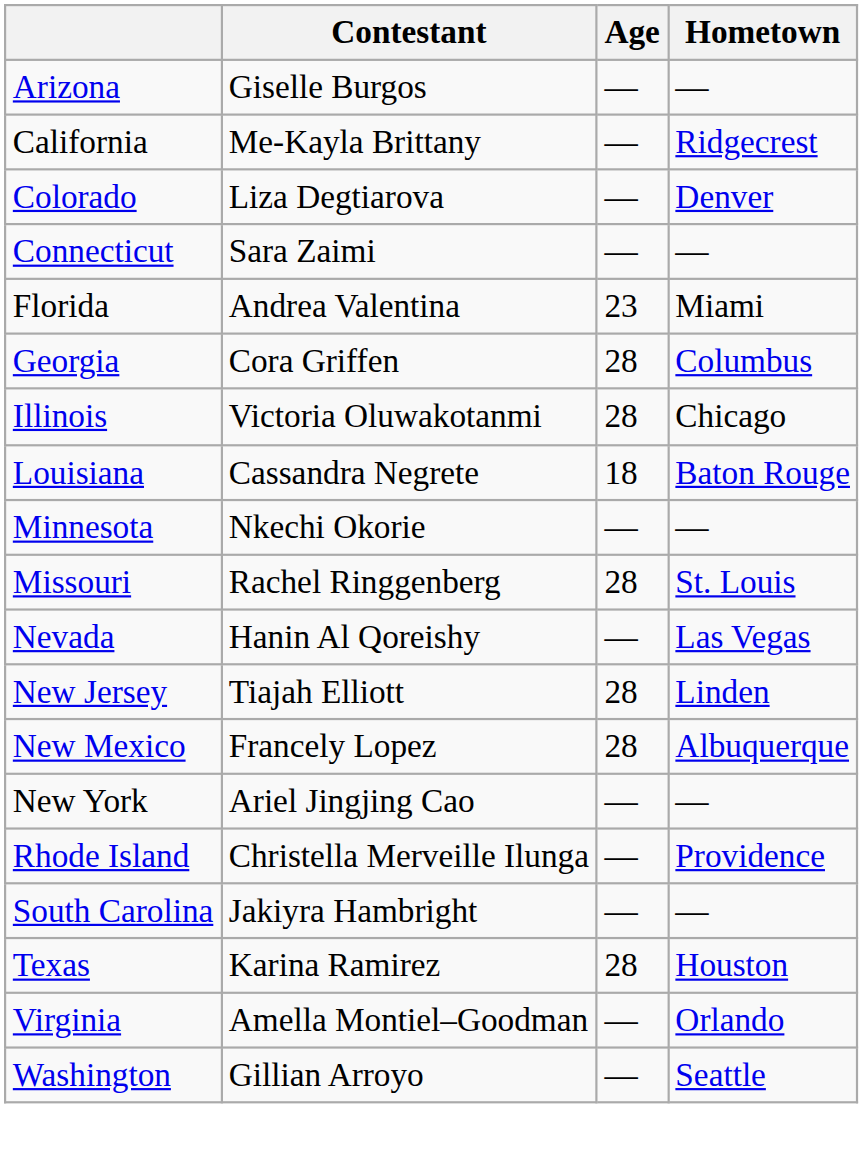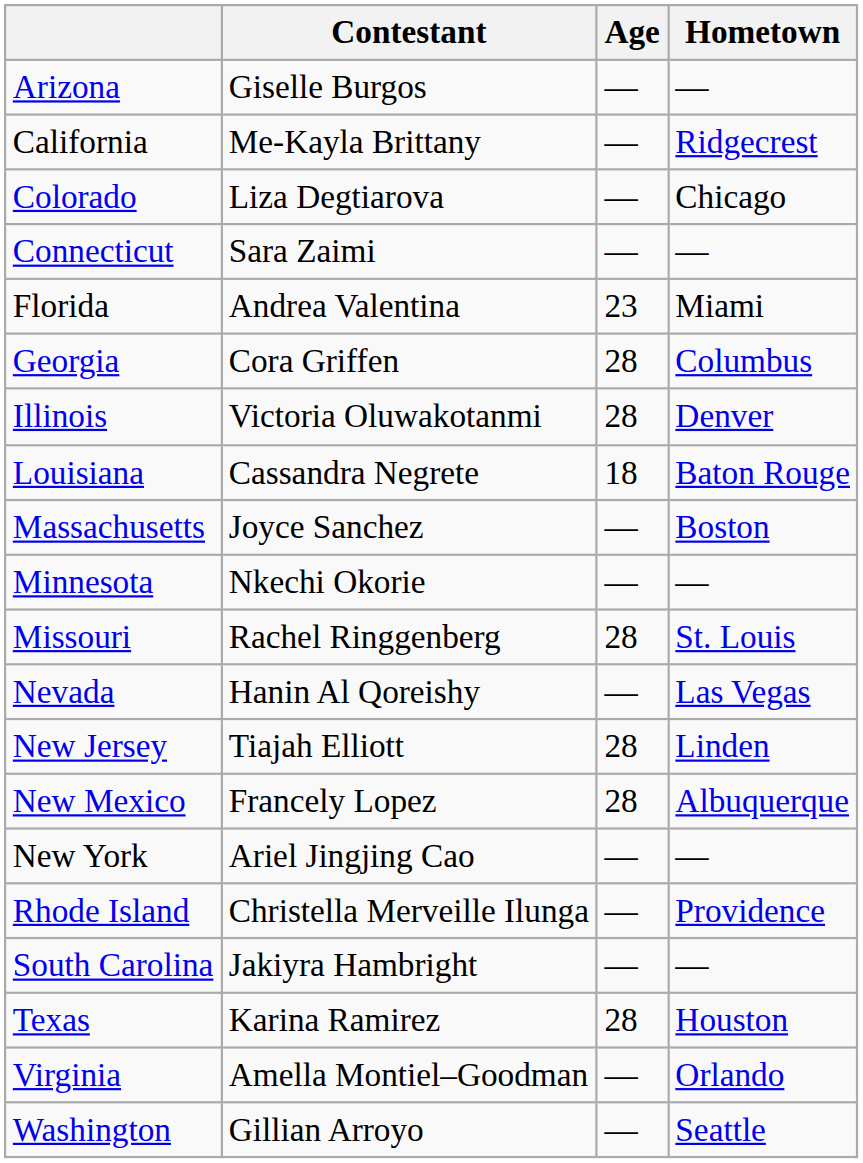(724, 196) Denver -> (731, 196) Chicago
(731, 416) Chicago -> (724, 416) Denver
+ row: (109, 526)
